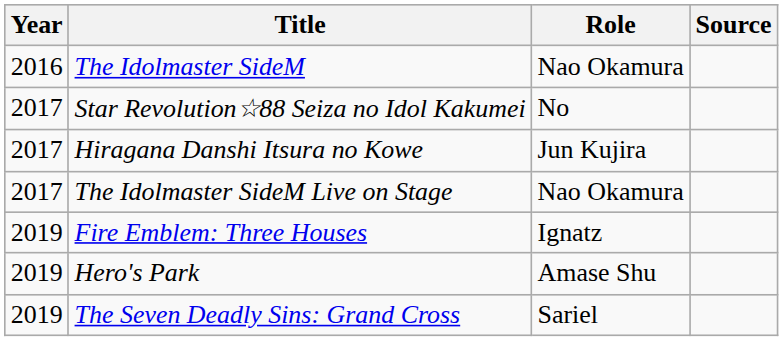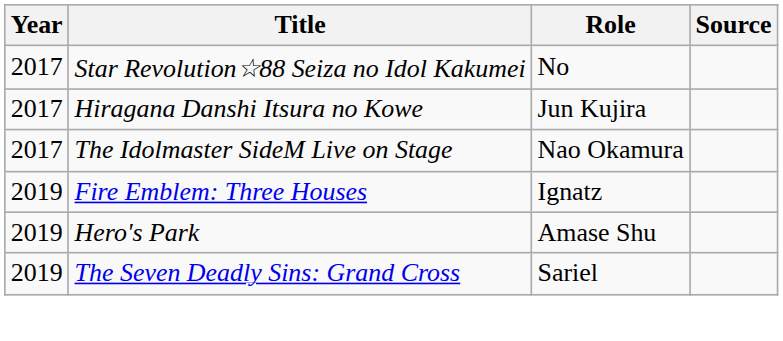- row: (190, 66)
